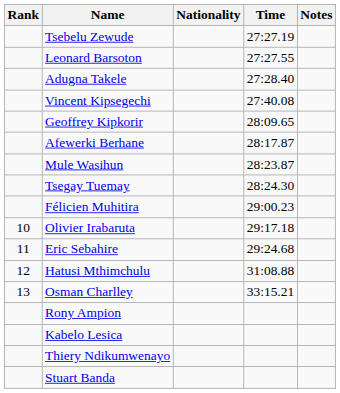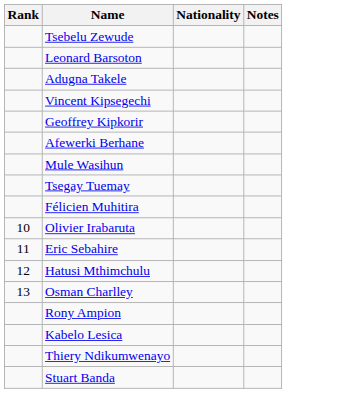- column: (270, 15)
